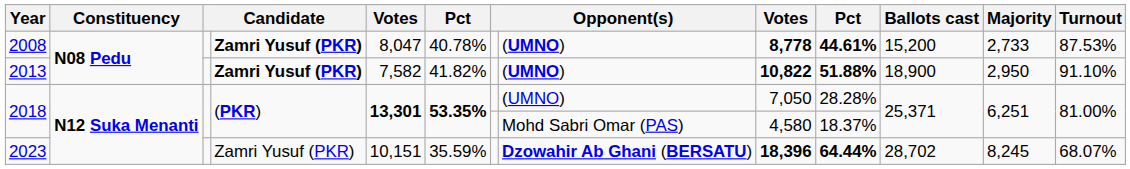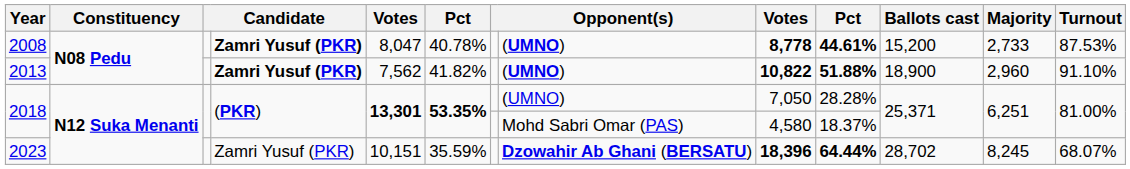(400, 71) 7,582 -> (400, 71) 7,562
(1008, 71) 2,950 -> (1008, 71) 2,960
